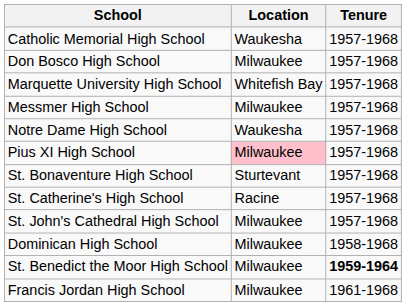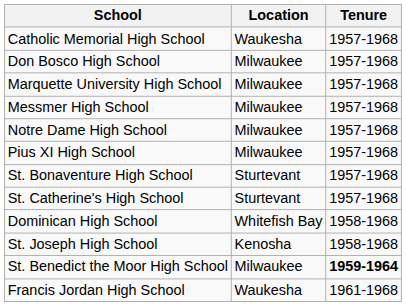(279, 84) Whitefish Bay -> (269, 84) Milwaukee
(268, 130) Waukesha -> (269, 130) Milwaukee
(269, 152) pink background -> (269, 152) no background
(257, 198) Racine -> (267, 198) Sturtevant
- row: (113, 221)
(269, 244) Milwaukee -> (279, 221) Whitefish Bay
+ row: (83, 244)
(269, 289) Milwaukee -> (268, 289) Waukesha
